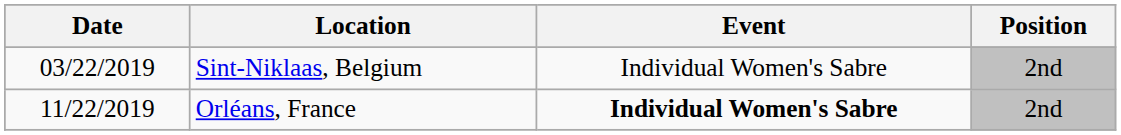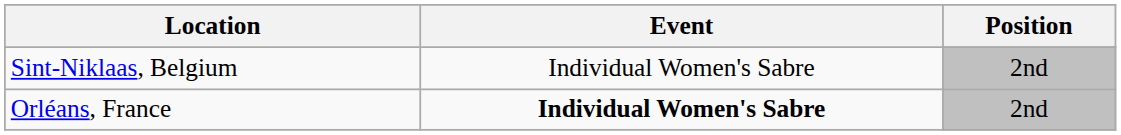- column: (97, 25)
